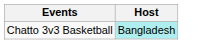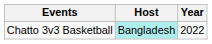+ column: (192, 13)
